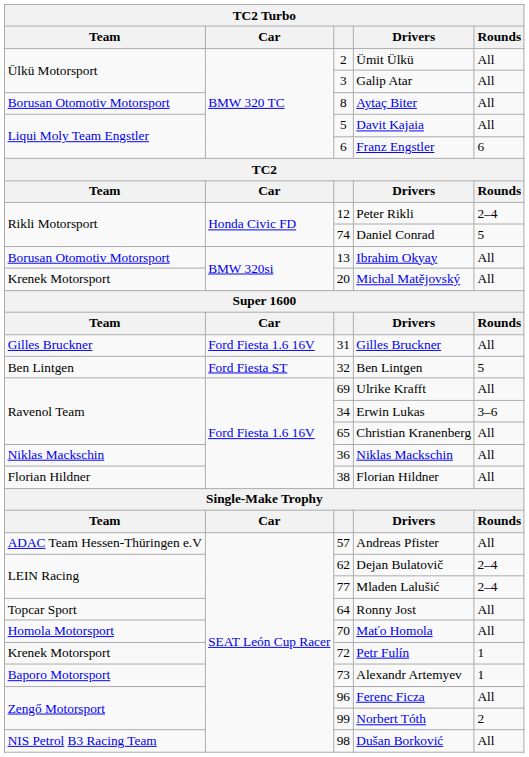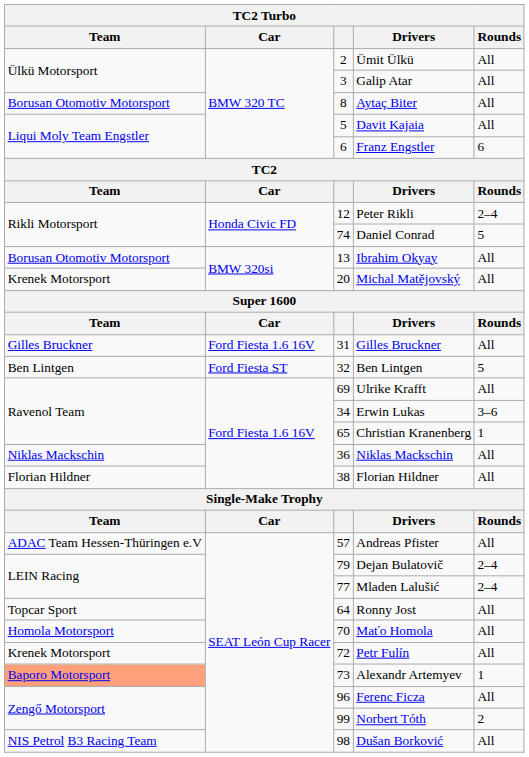(486, 432) All -> (481, 432) 1
(343, 564) 62 -> (343, 564) 79
(481, 652) 1 -> (486, 652) All
(59, 674) no background -> (59, 674) lightsalmon background
